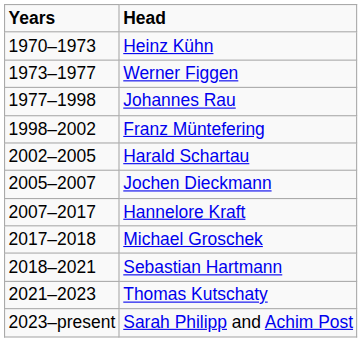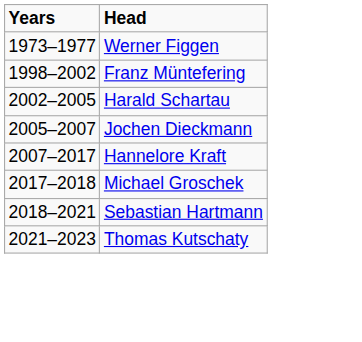- row: (168, 45)
- row: (180, 101)
- row: (238, 322)
